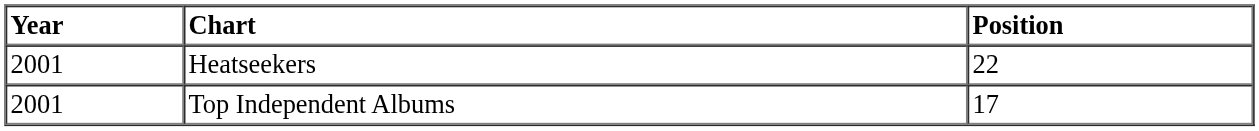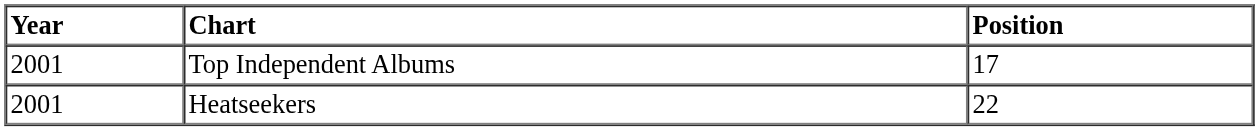rows swapped: (252, 64) <-> (322, 104)
